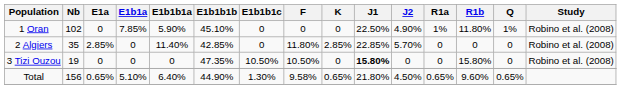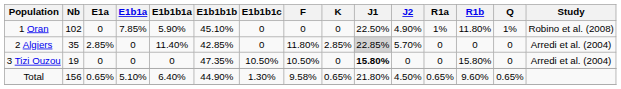(373, 44) no background -> (373, 44) lightgrey background
(571, 44) Robino et al. (2008) -> (571, 44) Arredi et al. (2004)
(571, 60) Robino et al. (2008) -> (571, 60) Arredi et al. (2004)
